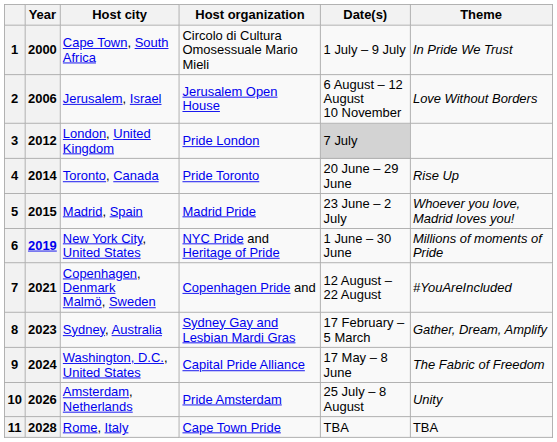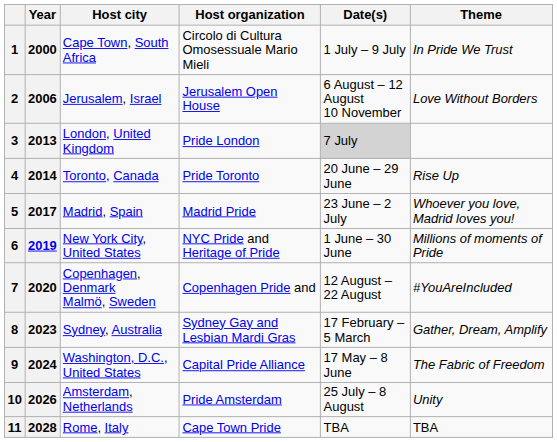(42, 141) 2012 -> (42, 141) 2013
(42, 211) 2015 -> (42, 211) 2017
(42, 288) 2021 -> (42, 288) 2020
